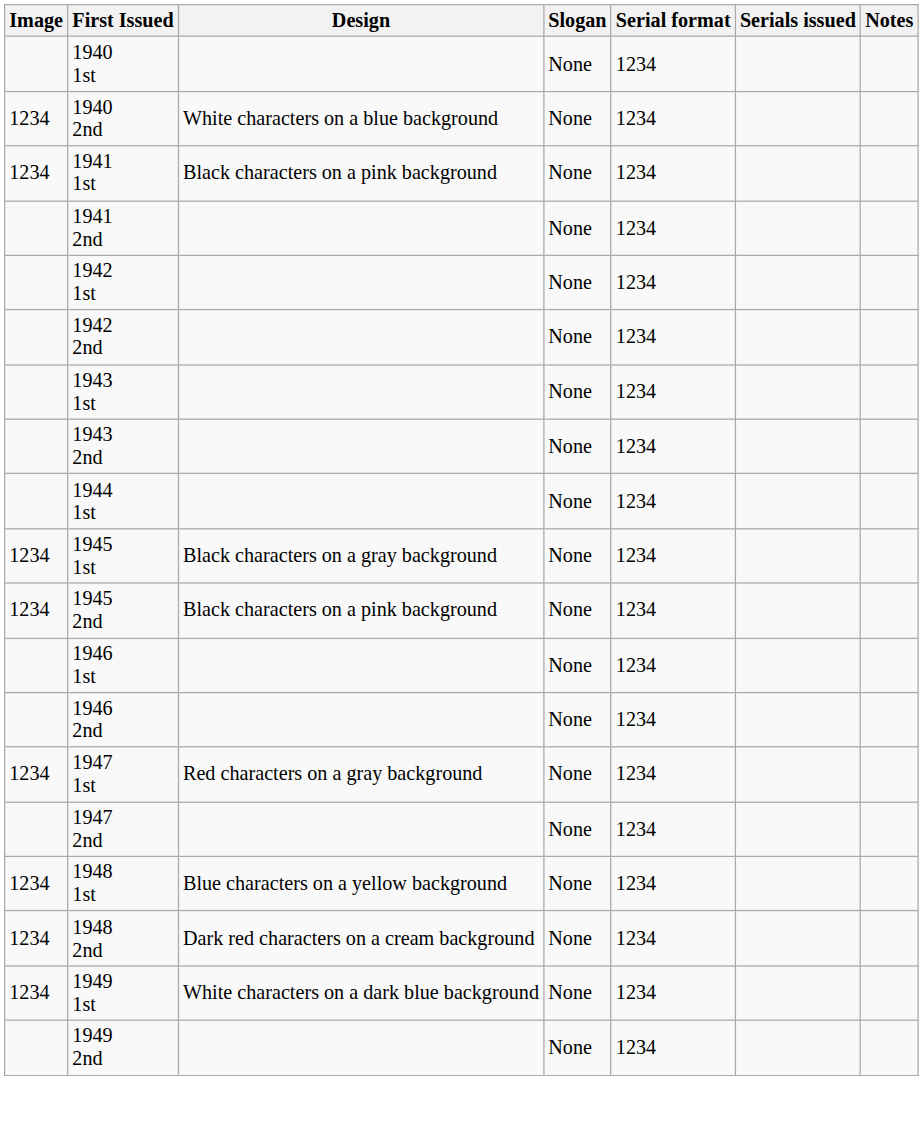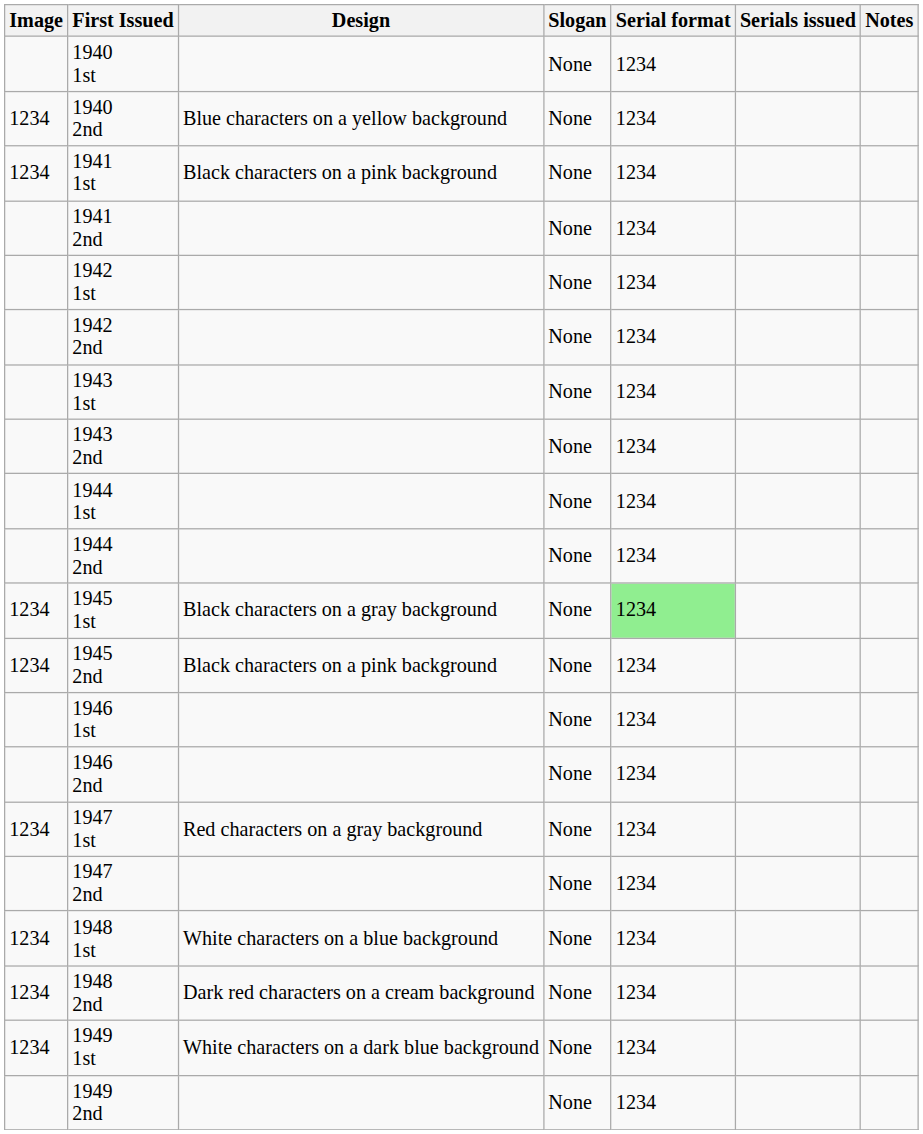(341, 118) White characters on a blue background -> (345, 118) Blue characters on a yellow background
+ row: (92, 555)
(636, 555) no background -> (636, 610) lightgreen background
(345, 883) Blue characters on a yellow background -> (341, 938) White characters on a blue background
